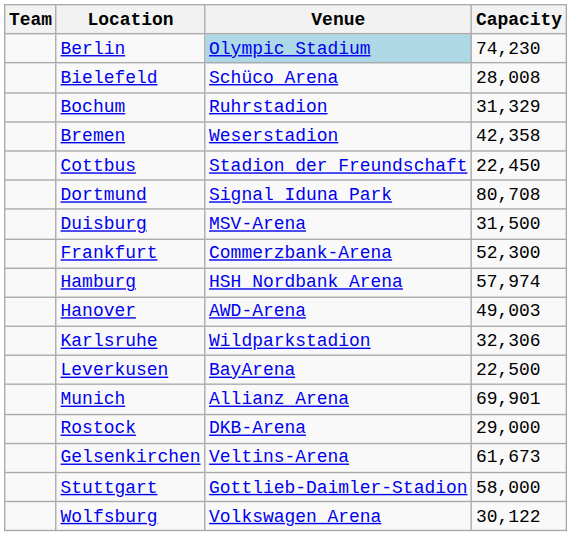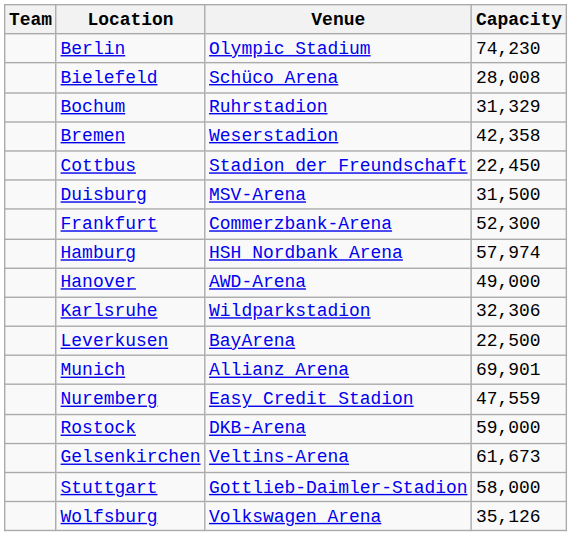(290, 49) lightblue background -> (290, 49) no background
- row: (104, 195)
(508, 312) 49,003 -> (508, 282) 49,000
+ row: (109, 399)
(508, 429) 29,000 -> (508, 429) 59,000
(508, 516) 30,122 -> (508, 516) 35,126
